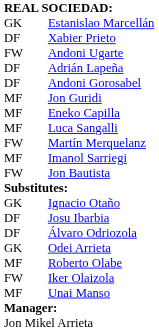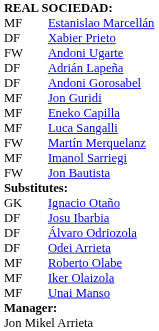(13, 23) GK -> (13, 23) MF
(13, 247) GK -> (12, 247) DF
(13, 277) FW -> (13, 277) MF
